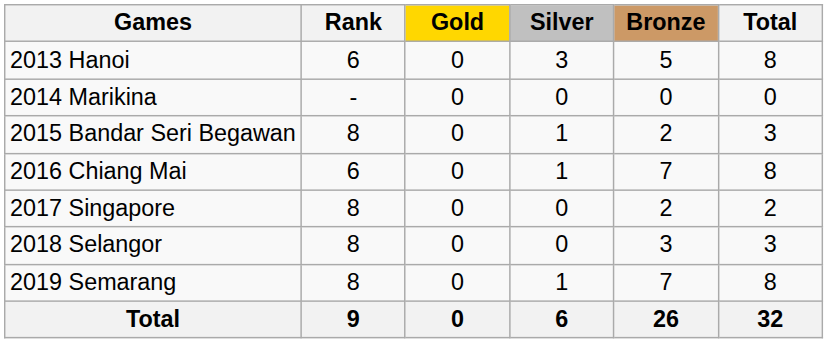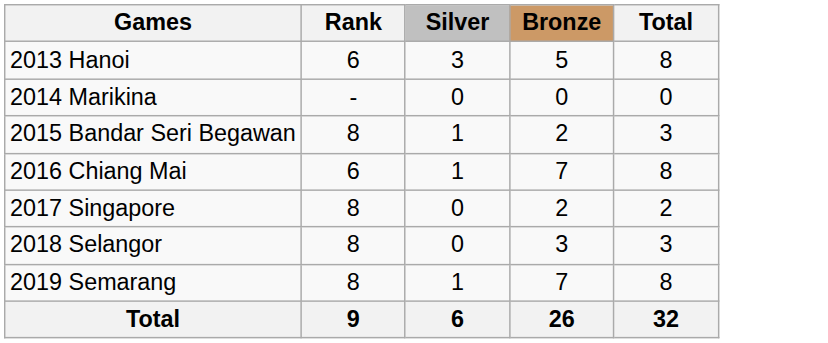- column: (458, 23)
